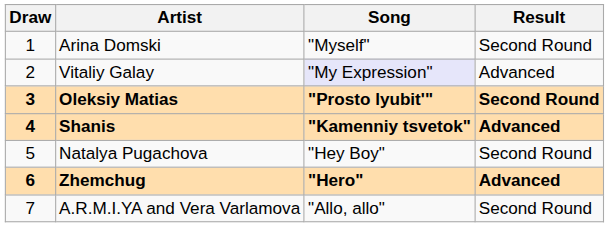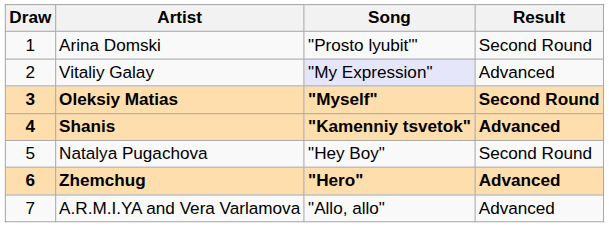(339, 45) "Myself" -> (363, 45) "Prosto lyubit'"
(371, 99) "Prosto lyubit'" -> (343, 99) "Myself"
(535, 208) Second Round -> (517, 208) Advanced
